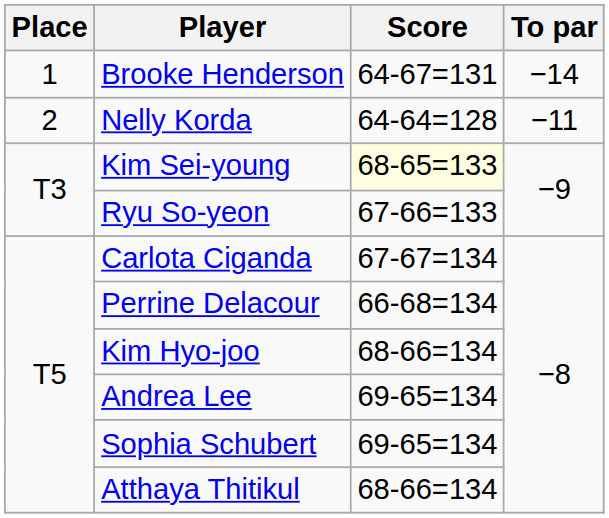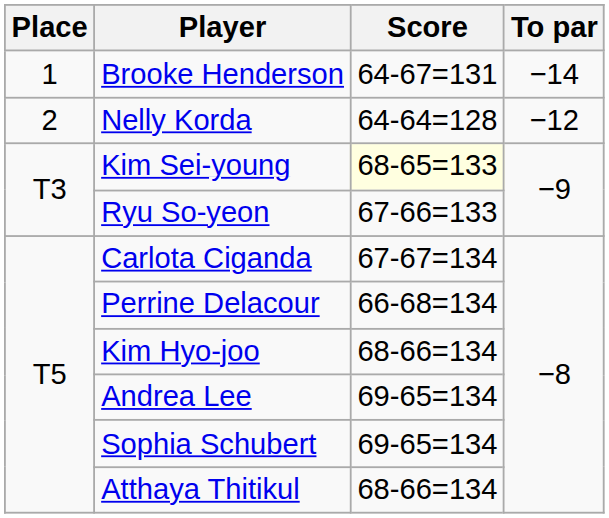(554, 119) −11 -> (554, 119) −12
